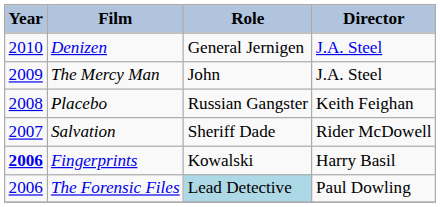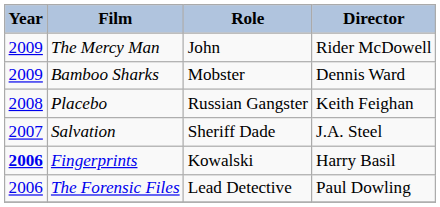- row: (79, 47)
(349, 75) J.A. Steel -> (374, 47) Rider McDowell
+ row: (105, 75)
(374, 132) Rider McDowell -> (349, 132) J.A. Steel
(240, 188) lightblue background -> (240, 188) no background
